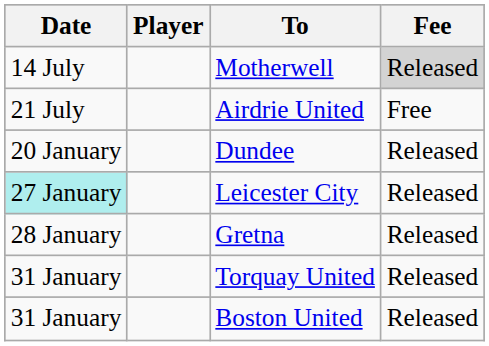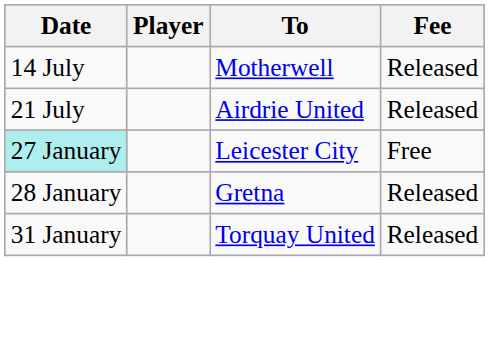(432, 67) lightgrey background -> (432, 67) no background
(409, 109) Free -> (432, 109) Released
- row: (255, 151)
(432, 193) Released -> (409, 151) Free
- row: (289, 318)
